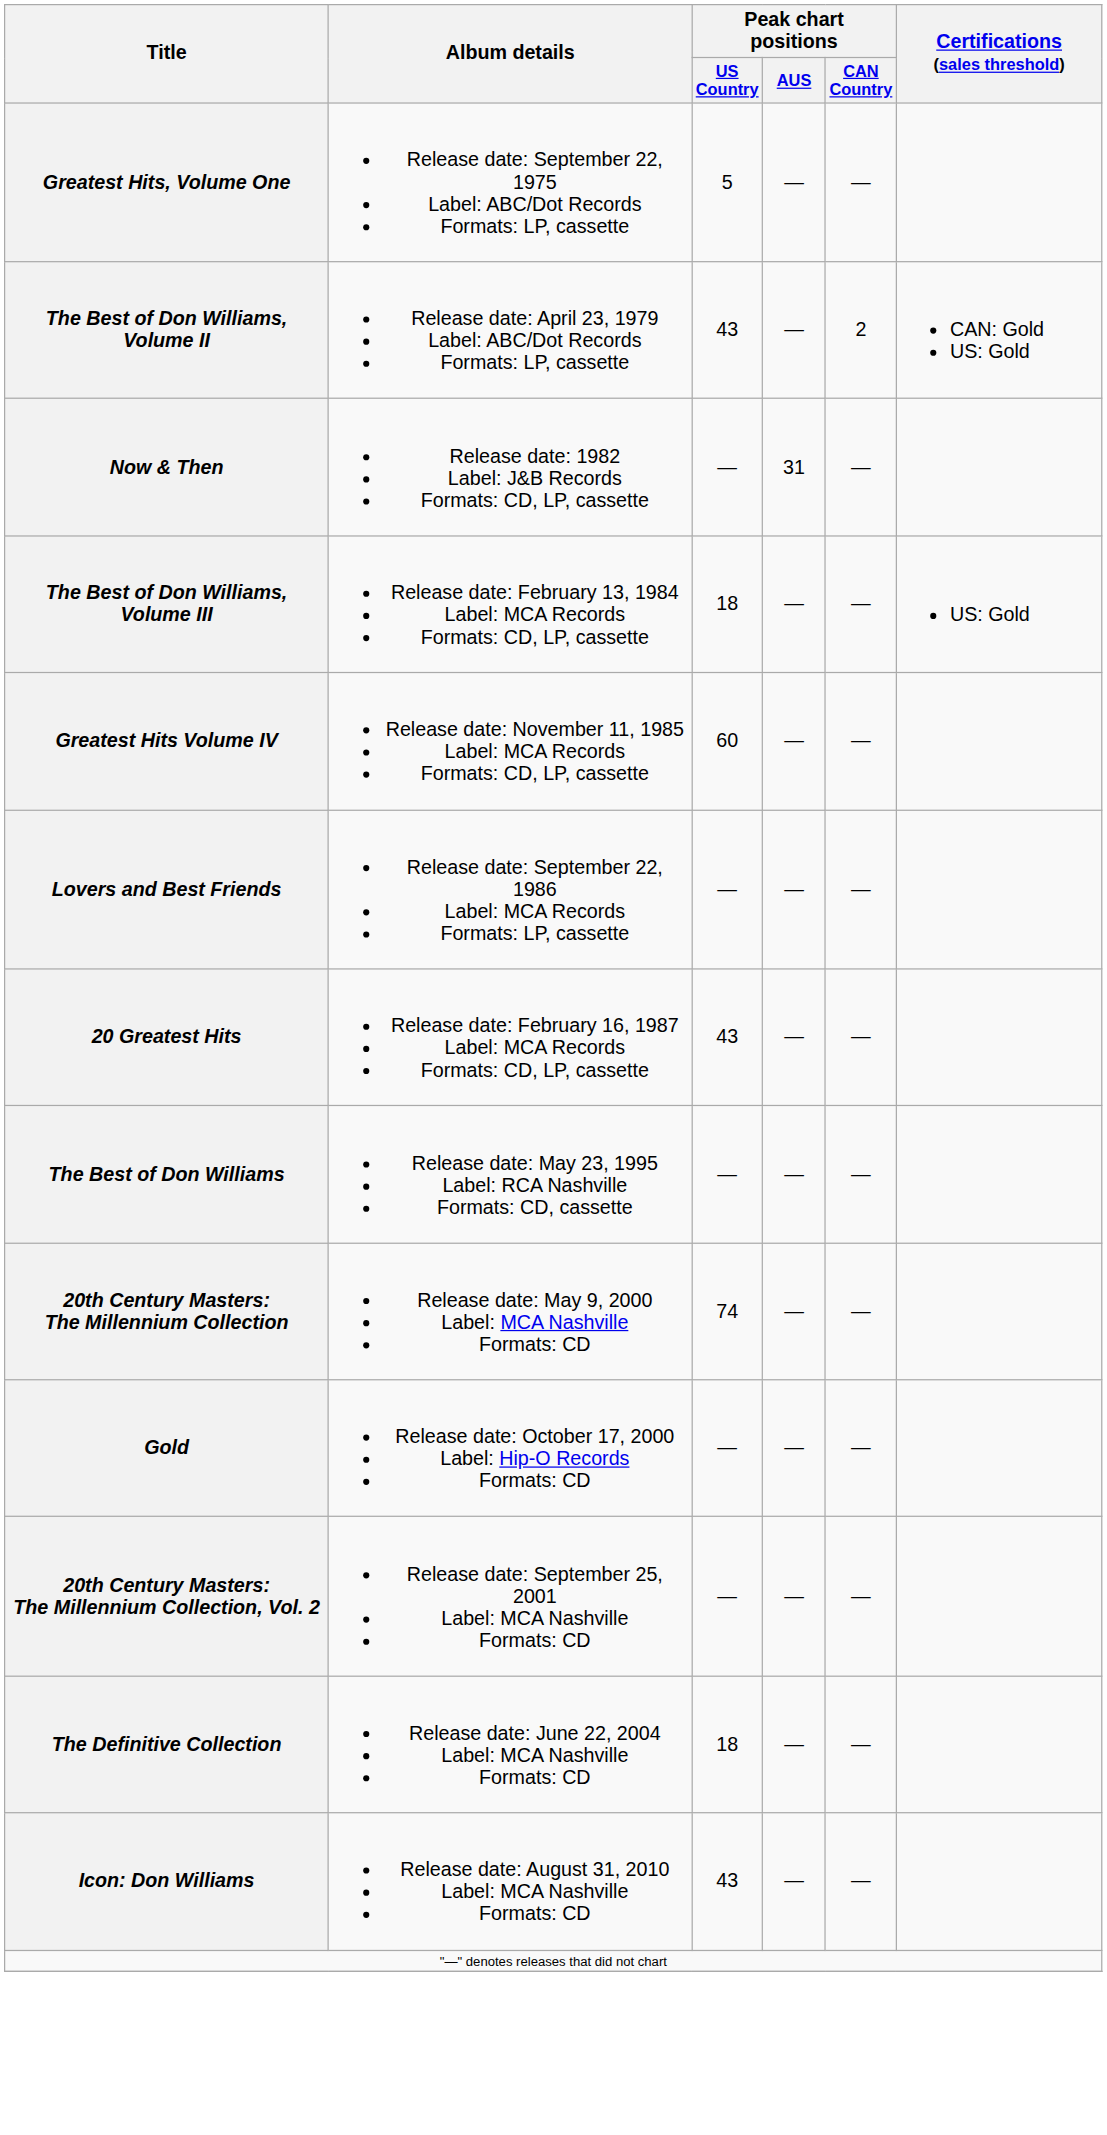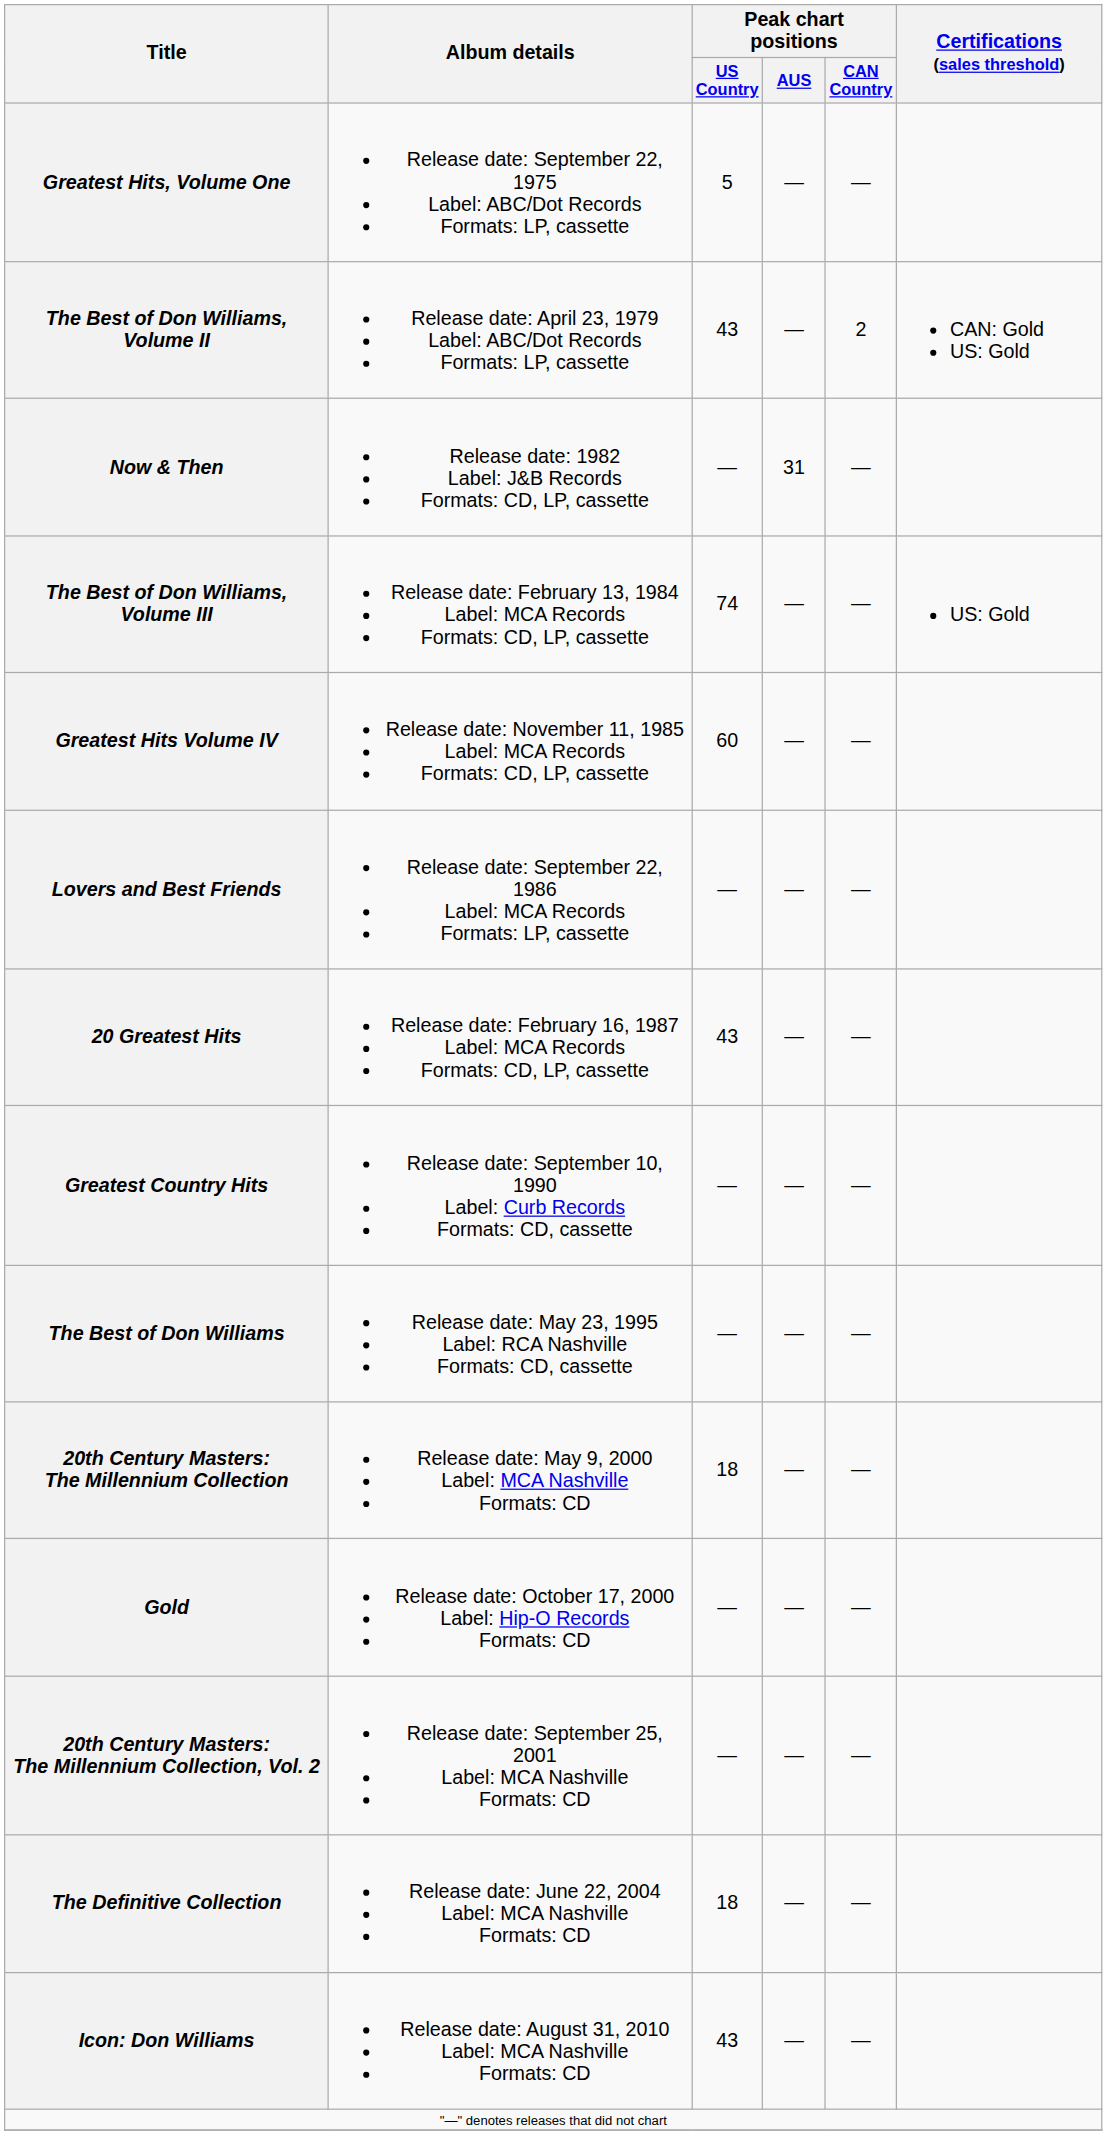(727, 604) 18 -> (727, 604) 74
+ row: (167, 1185)
(727, 1311) 74 -> (727, 1470) 18
